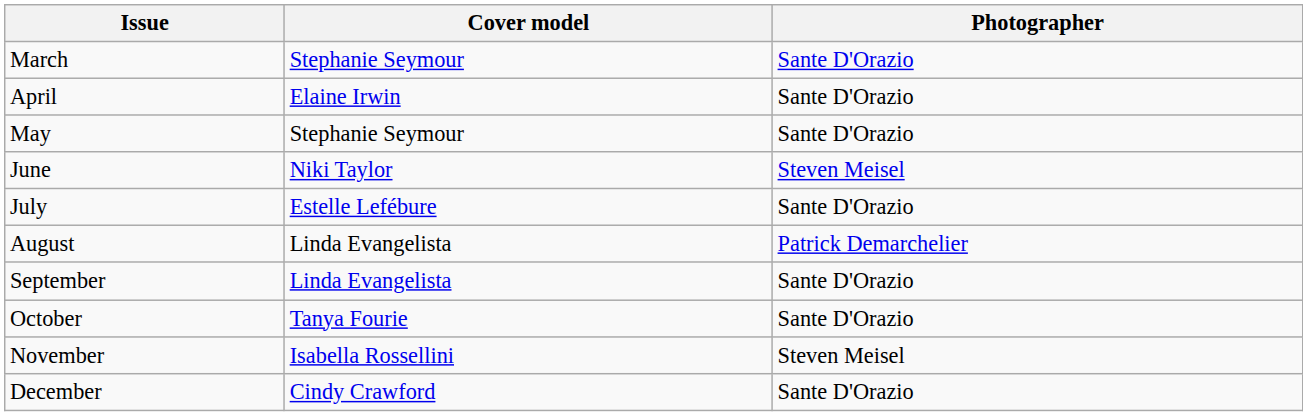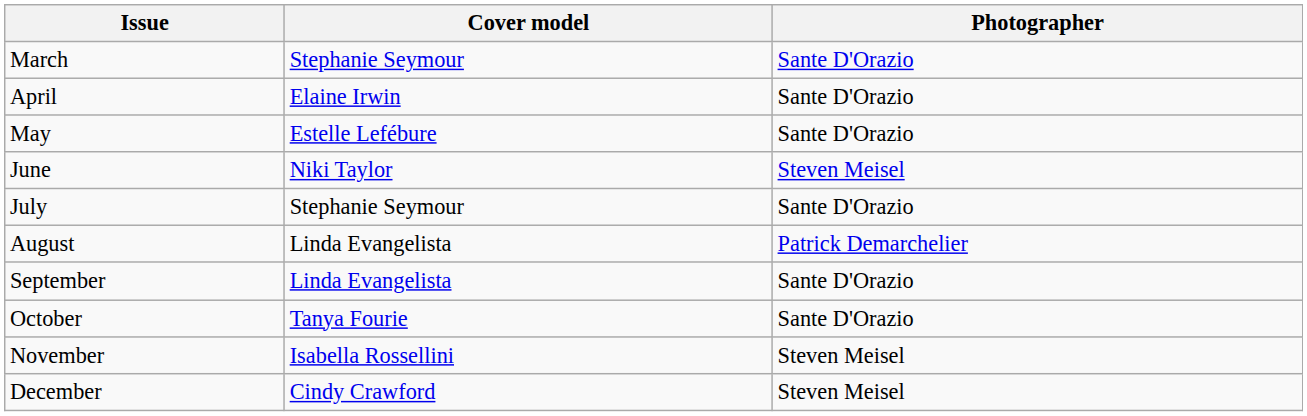(377, 133) Stephanie Seymour -> (363, 133) Estelle Lefébure
(363, 207) Estelle Lefébure -> (377, 207) Stephanie Seymour
(846, 391) Sante D'Orazio -> (841, 391) Steven Meisel
